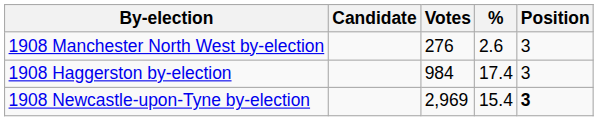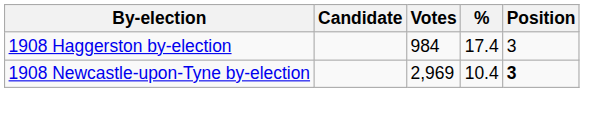- row: (166, 45)
(496, 101) 15.4 -> (482, 73) 10.4
